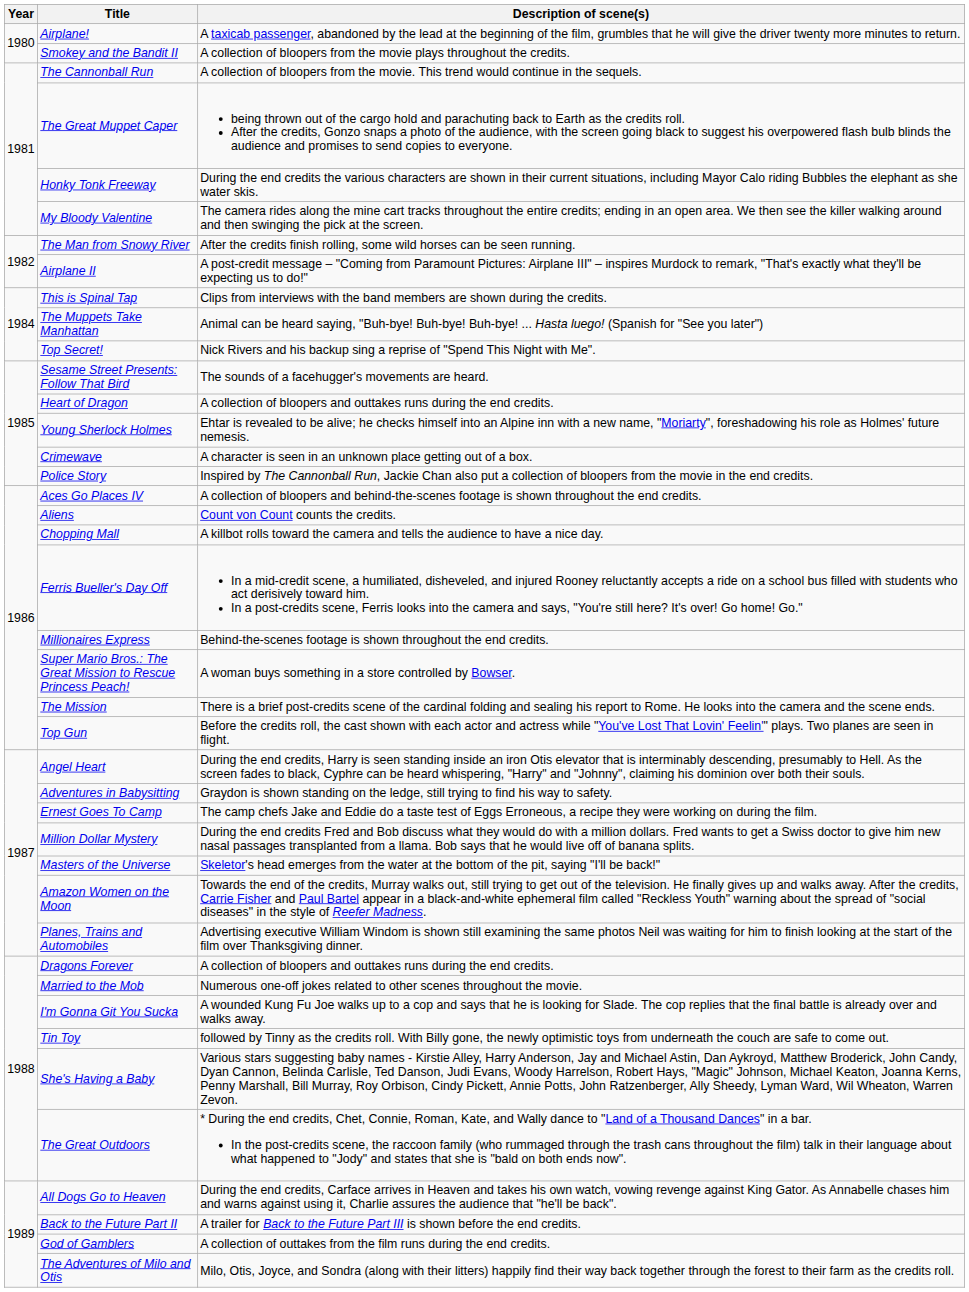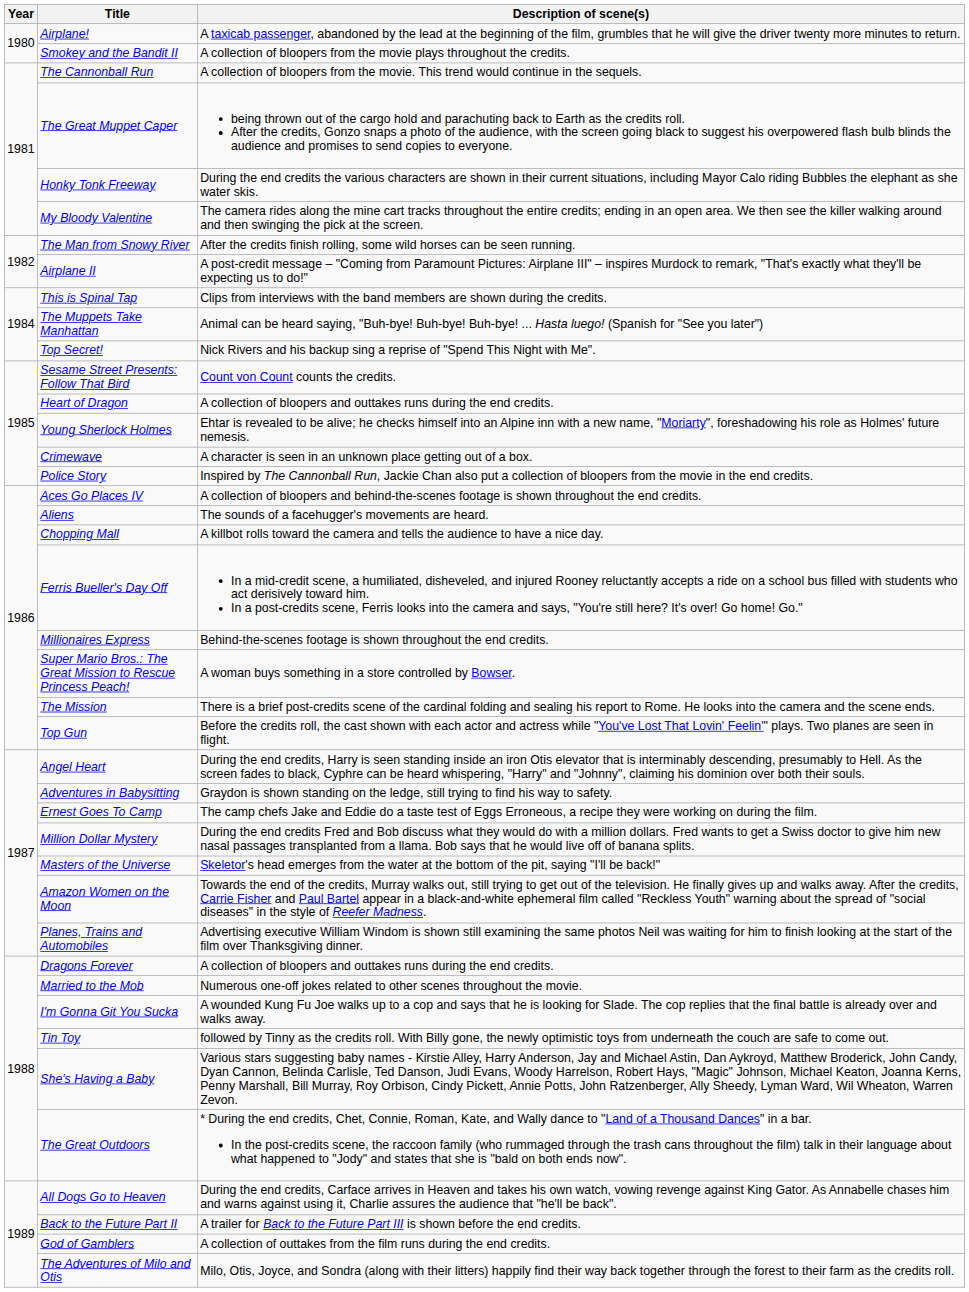(344, 377) The sounds of a facehugger's movements are heard. -> (298, 377) Count von Count counts the credits.
(298, 515) Count von Count counts the credits. -> (344, 515) The sounds of a facehugger's movements are heard.
